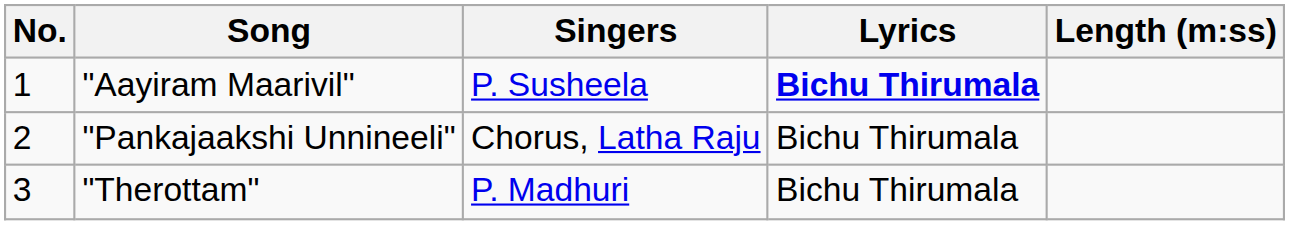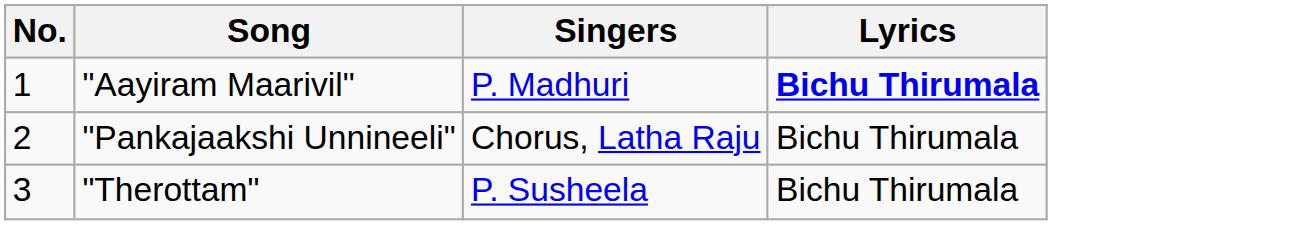- column: (1166, 31)
(559, 84) P. Susheela -> (550, 84) P. Madhuri
(550, 191) P. Madhuri -> (559, 191) P. Susheela
